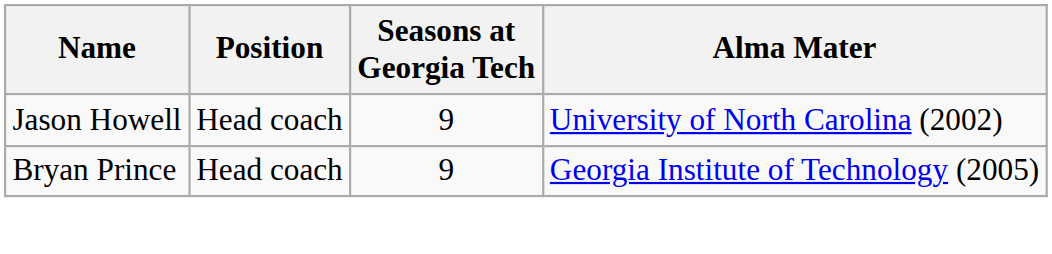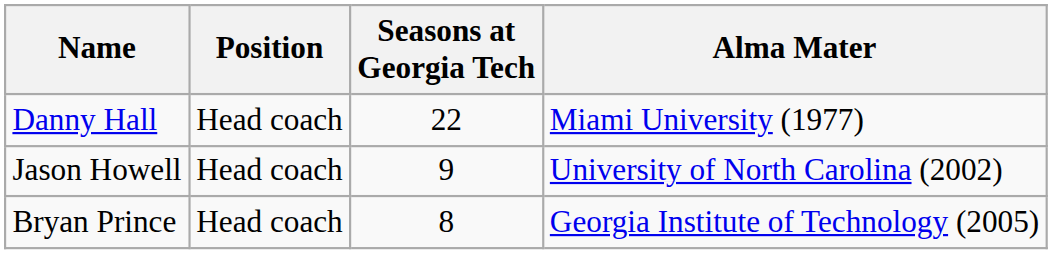+ row: (85, 119)
(446, 170) 9 -> (446, 222) 8
